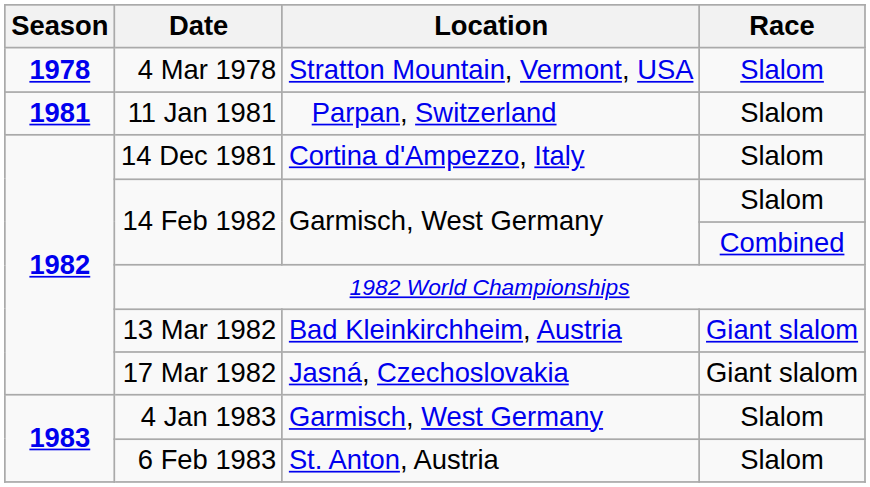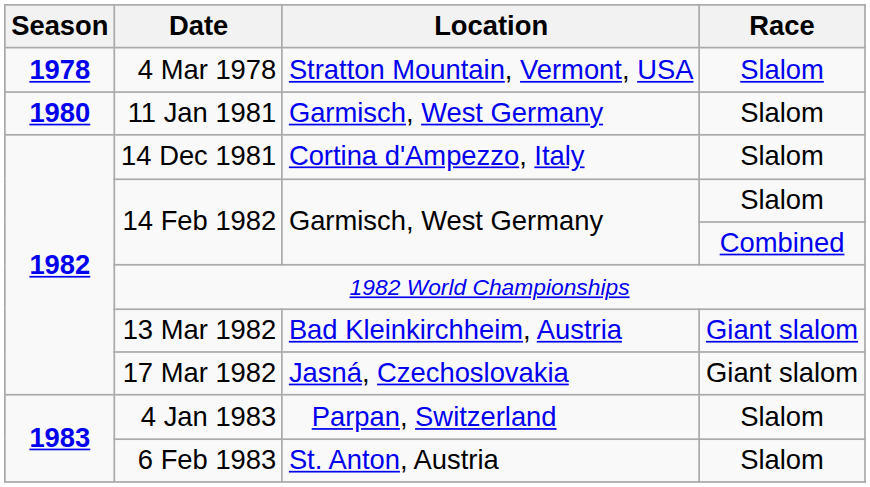(60, 112) 1981 -> (60, 112) 1980
(423, 112) Parpan, Switzerland -> (446, 112) Garmisch, West Germany
(446, 416) Garmisch, West Germany -> (423, 416) Parpan, Switzerland
